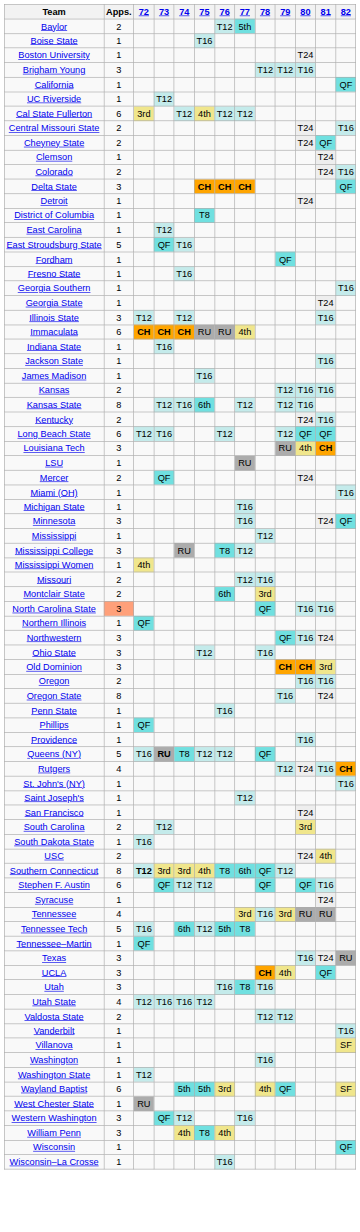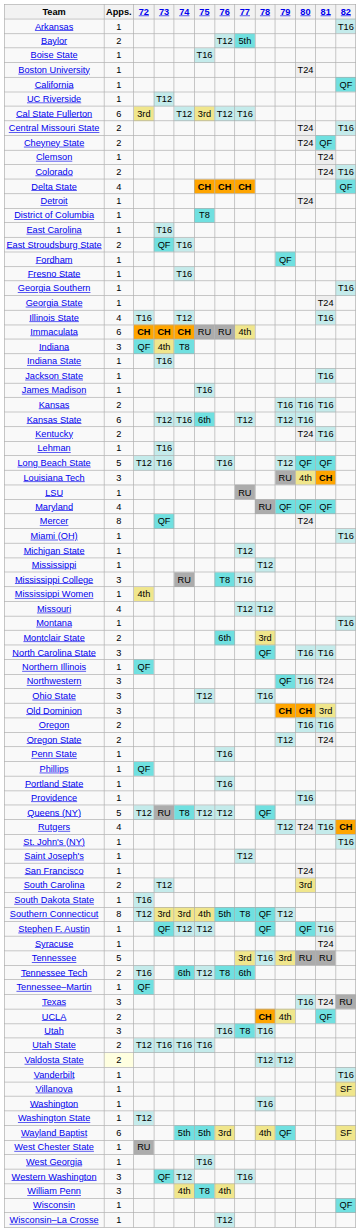+ row: (54, 27)
- row: (54, 70)
(204, 114) 4th -> (204, 114) 3rd
(245, 114) T12 -> (245, 114) T16
(119, 187) 3 -> (119, 187) 4
(164, 230) T12 -> (164, 230) T16
(119, 245) 5 -> (119, 245) 2
(119, 318) 3 -> (119, 318) 4
(144, 318) T12 -> (144, 318) T16
+ row: (54, 347)
(285, 391) T12 -> (285, 405) T16
(119, 405) 8 -> (119, 420) 6
+ row: (54, 449)
(119, 434) 6 -> (119, 463) 5
(225, 434) T12 -> (225, 463) T16
+ row: (54, 507)
(119, 478) 2 -> (119, 522) 8
(245, 507) T16 -> (245, 551) T12
- row: (54, 522)
(245, 551) T12 -> (245, 580) T16
(119, 580) 2 -> (119, 609) 4
(265, 580) T16 -> (265, 609) T12
+ row: (54, 624)
(119, 609) lightsalmon background -> (119, 653) no background
(119, 696) 8 -> (119, 740) 2
(285, 696) T16 -> (285, 740) T12
+ row: (54, 784)
(144, 755) T16 -> (144, 813) T12
(164, 755) bold -> (164, 813) normal
- row: (54, 856)
(144, 871) bold -> (144, 915) normal
(225, 871) T8 -> (225, 915) 5th
(245, 871) 6th -> (245, 915) T8
(119, 886) 6 -> (119, 929) 1
(119, 915) 4 -> (119, 958) 5
(119, 929) 5 -> (119, 973) 2
(225, 929) 5th -> (225, 973) T8
(245, 929) T8 -> (245, 973) 6th
(119, 973) 3 -> (119, 1017) 2
(119, 1002) 4 -> (119, 1046) 2
(204, 1002) T12 -> (204, 1046) T16
(119, 1017) no background -> (119, 1060) lightyellow background
+ row: (54, 1162)
(225, 1162) T16 -> (225, 1220) T12
